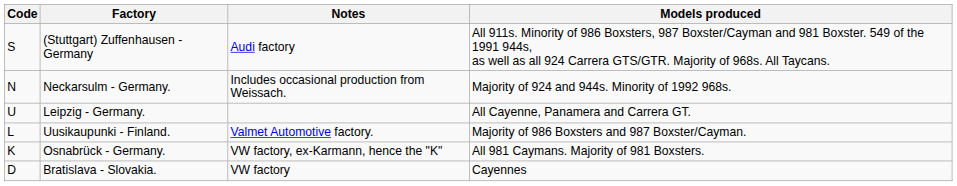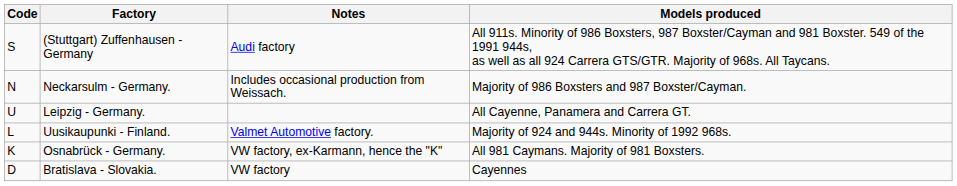(602, 86) Majority of 924 and 944s. Minority of 1992 968s. -> (609, 86) Majority of 986 Boxsters and 987 Boxster/Cayman.
(609, 132) Majority of 986 Boxsters and 987 Boxster/Cayman. -> (602, 132) Majority of 924 and 944s. Minority of 1992 968s.
